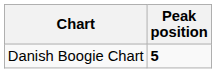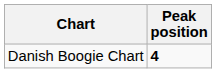(155, 56) 5 -> (155, 56) 4
